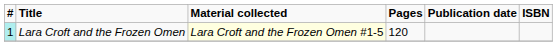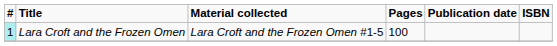(287, 31) lightyellow background -> (287, 31) no background
(398, 31) 120 -> (398, 31) 100
